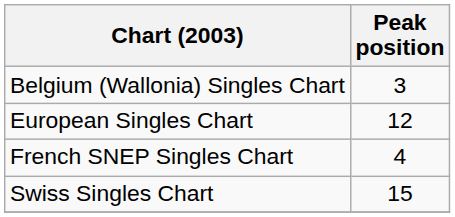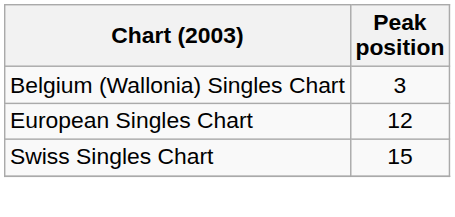- row: (152, 157)
